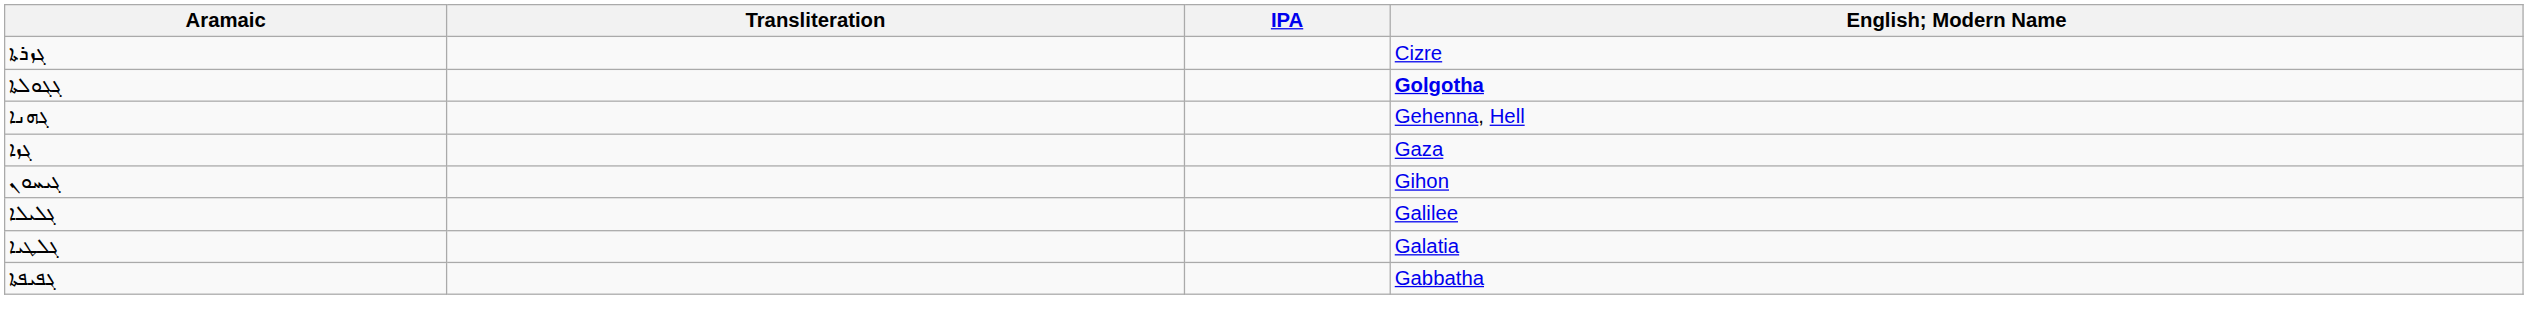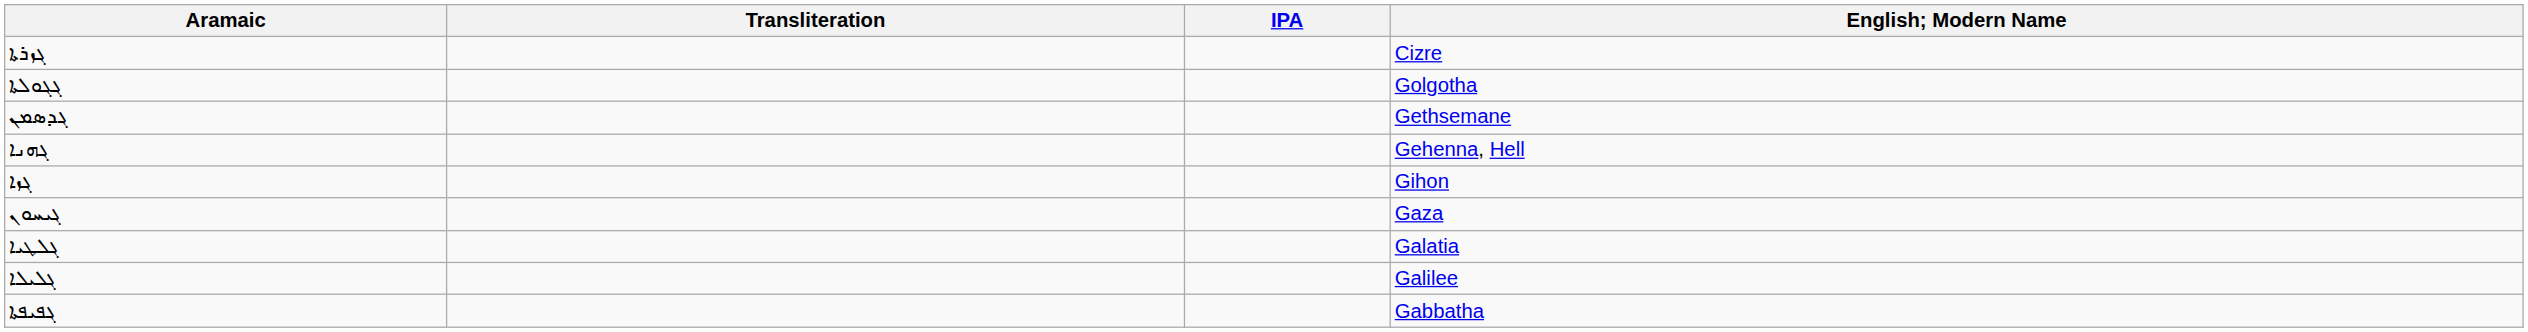(1439, 85) bold -> (1436, 85) normal
+ row: (39, 117)
(1419, 149) Gaza -> (1422, 181) Gihon
(1422, 181) Gihon -> (1419, 213) Gaza
rows swapped: (34, 246) <-> (33, 213)
